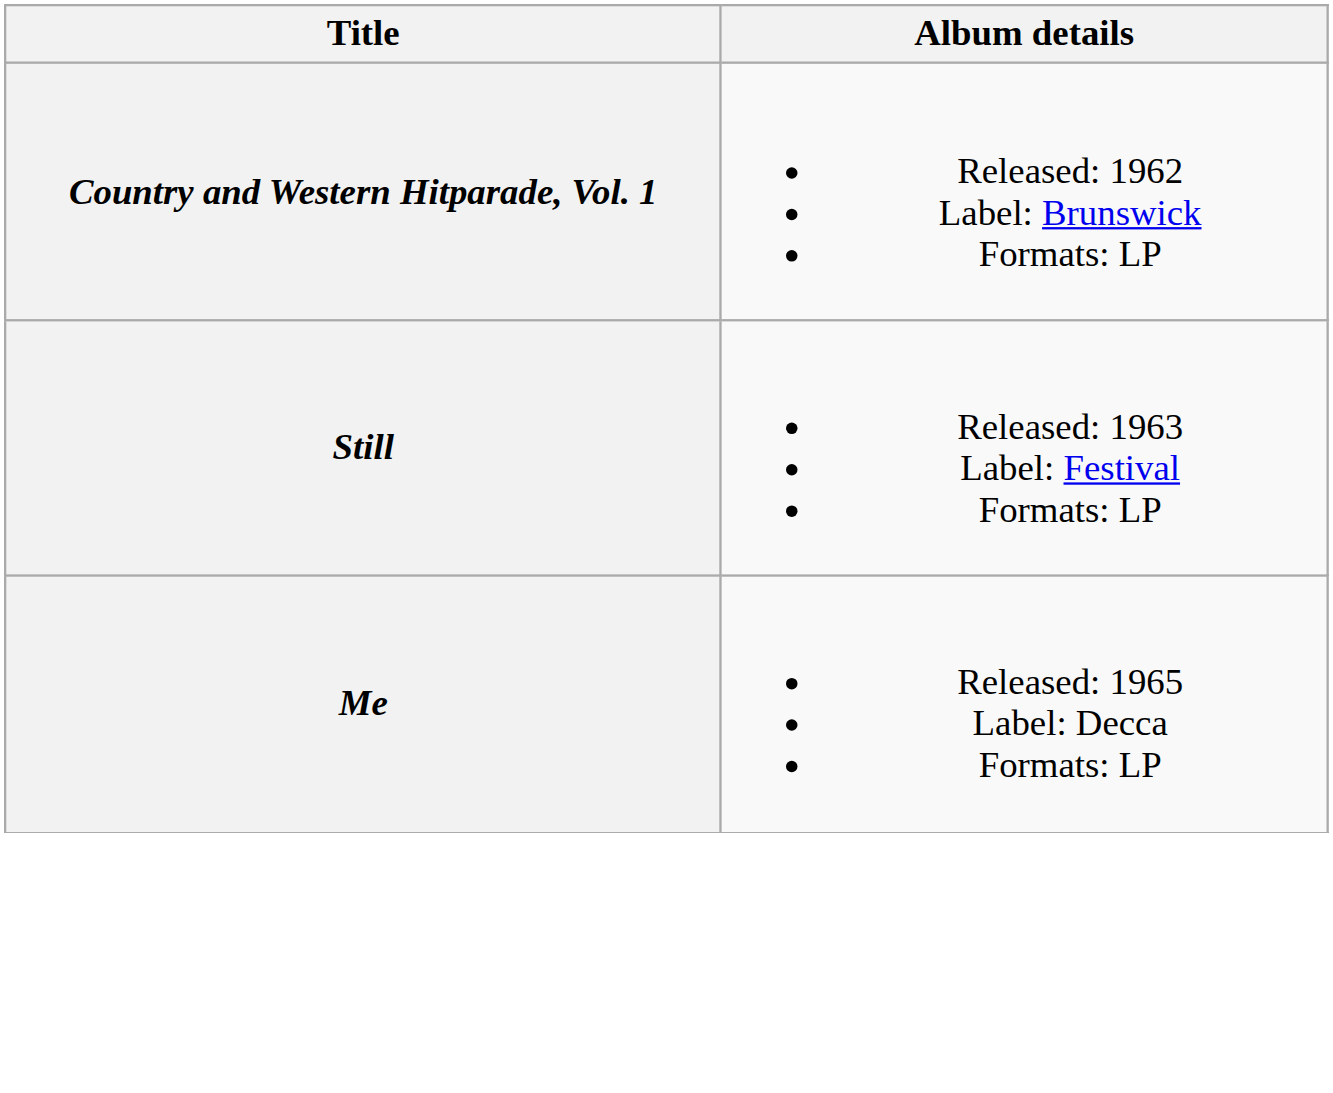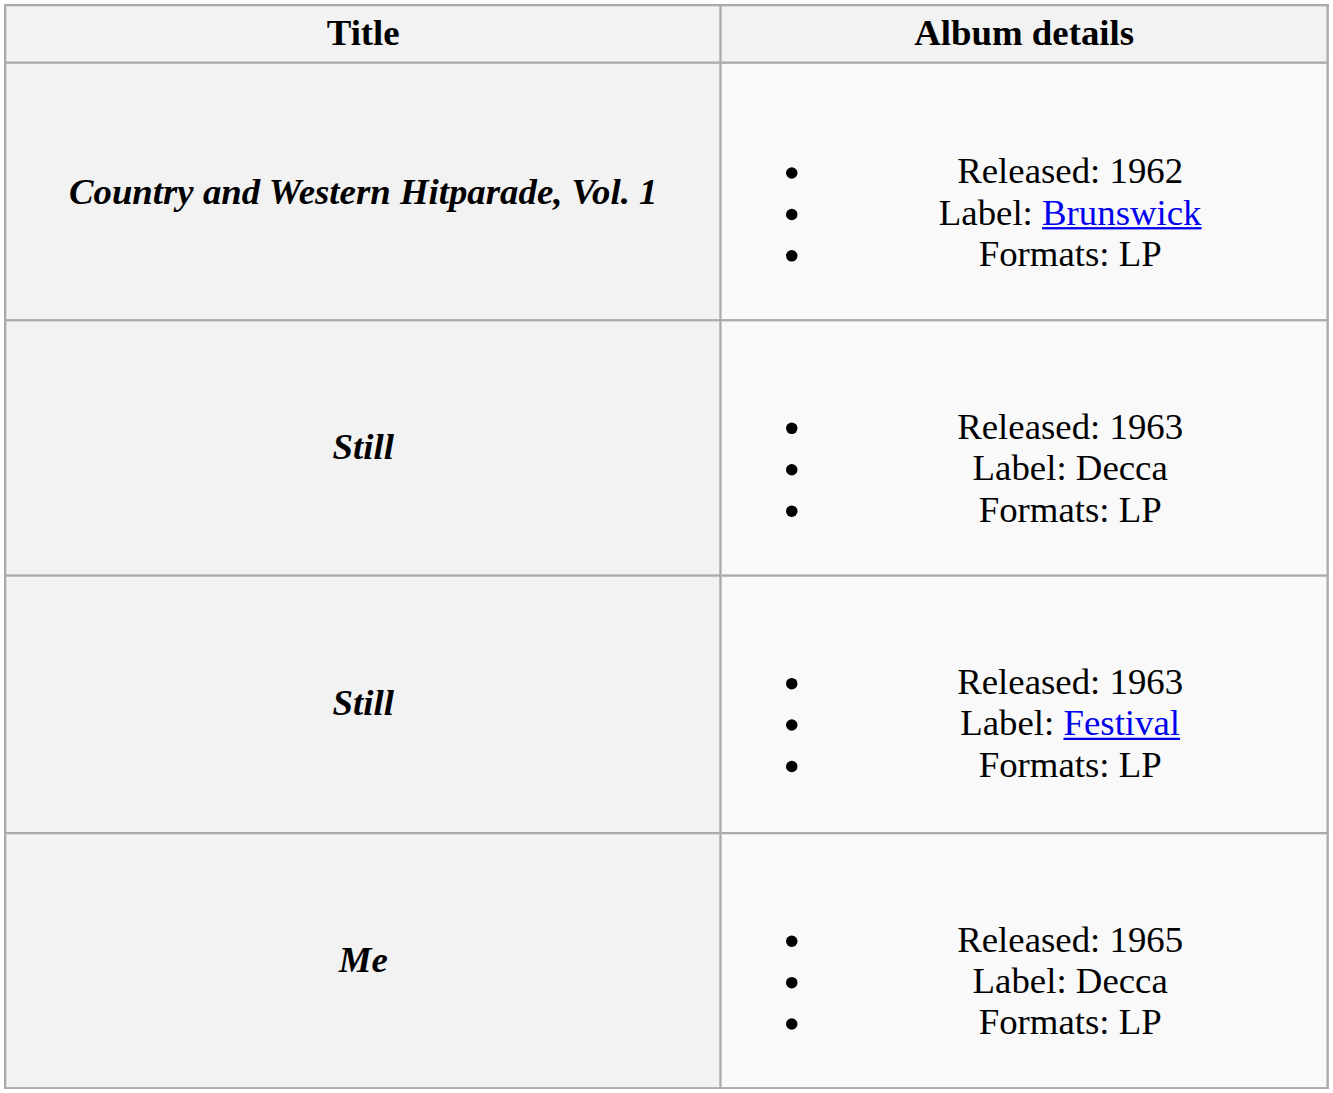+ row: (1024, 468)
